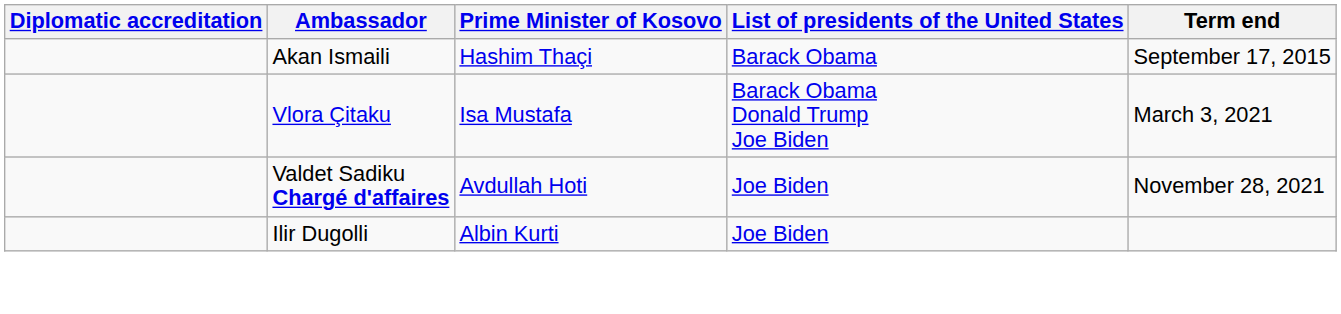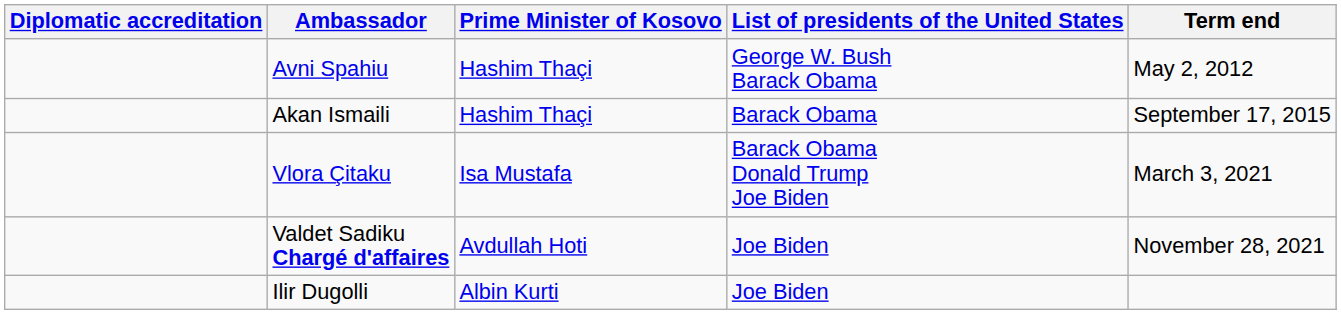+ row: (330, 68)
